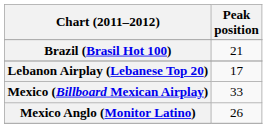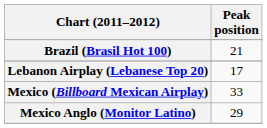(237, 112) 26 -> (237, 112) 29
